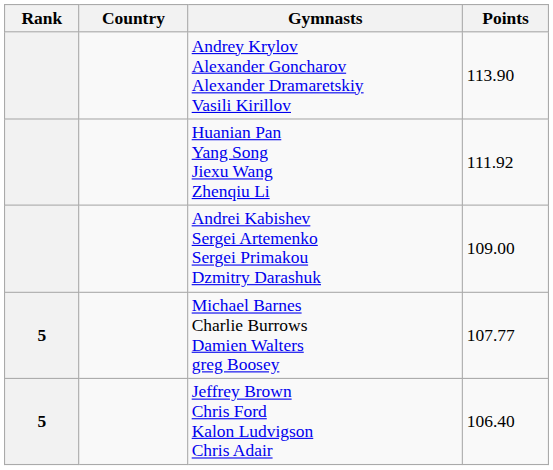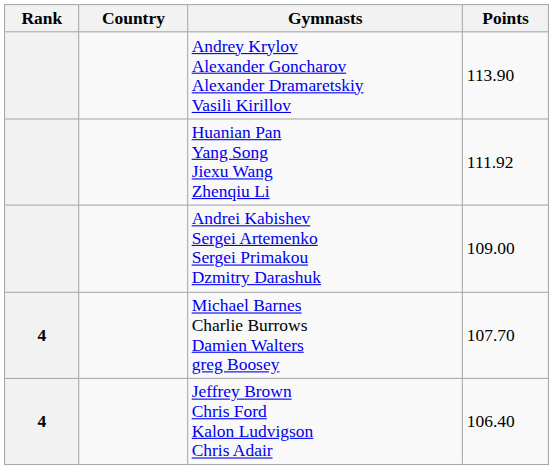(42, 334) 5 -> (42, 334) 4
(491, 334) 107.77 -> (491, 334) 107.70
(42, 421) 5 -> (42, 421) 4
